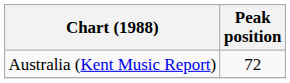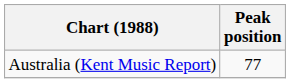(253, 63) 72 -> (253, 63) 77
